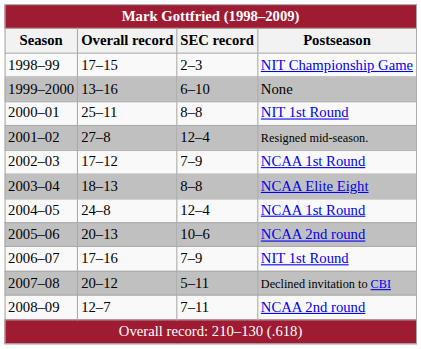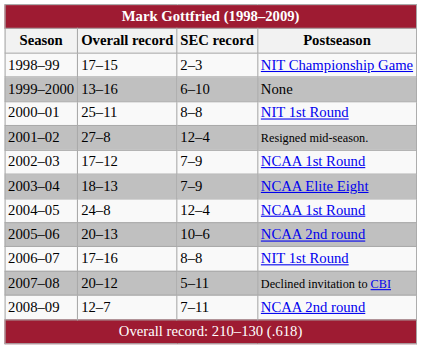(191, 186) 8–8 -> (191, 186) 7–9
(191, 258) 7–9 -> (191, 258) 8–8
